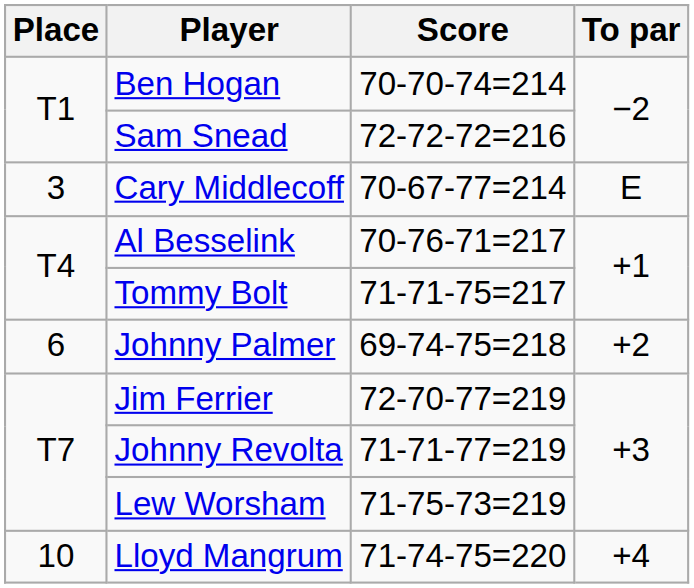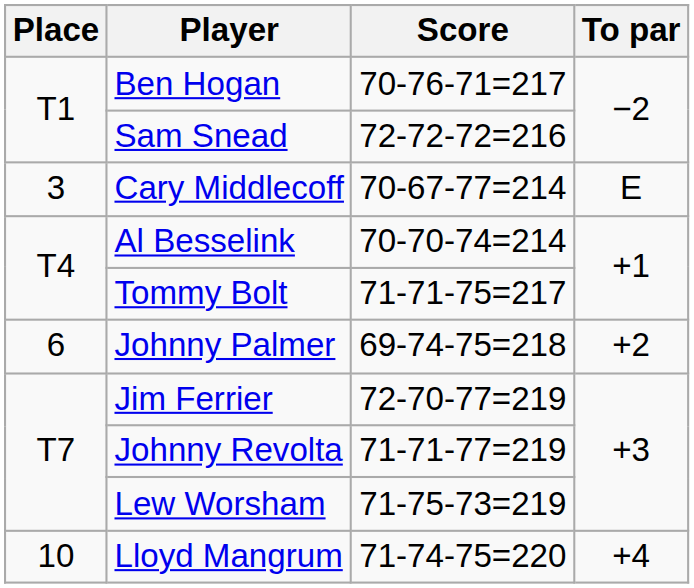(463, 83) 70-70-74=214 -> (463, 83) 70-76-71=217
(463, 240) 70-76-71=217 -> (463, 240) 70-70-74=214
